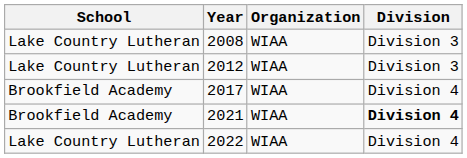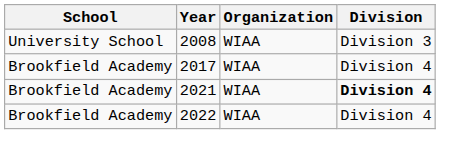(104, 42) Lake Country Lutheran -> (86, 42) University School
- row: (225, 67)
(104, 141) Lake Country Lutheran -> (90, 116) Brookfield Academy
